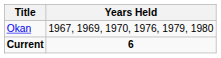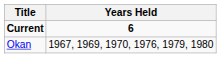rows swapped: (25, 45) <-> (19, 28)
